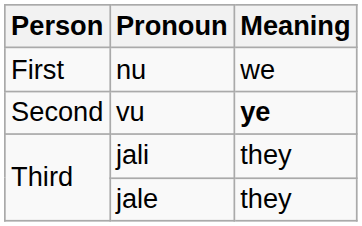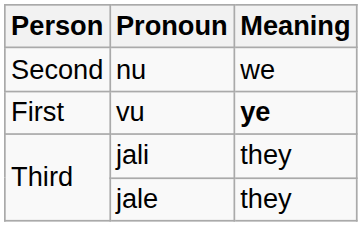(38, 69) First -> (57, 69) Second
(57, 112) Second -> (38, 112) First
